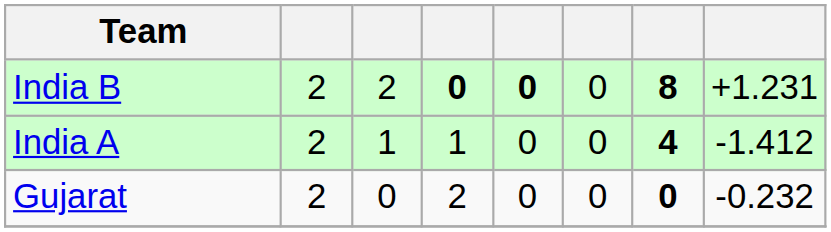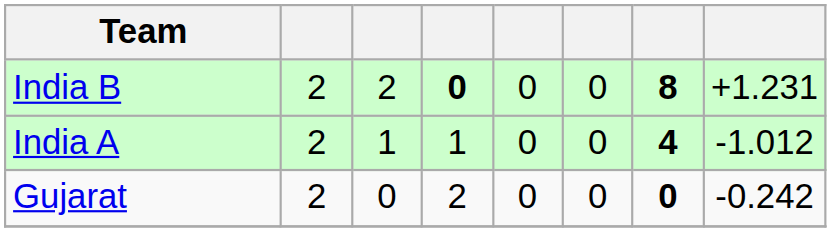(527, 87) bold -> (527, 87) normal
(765, 142) -1.412 -> (765, 142) -1.012
(765, 197) -0.232 -> (765, 197) -0.242
